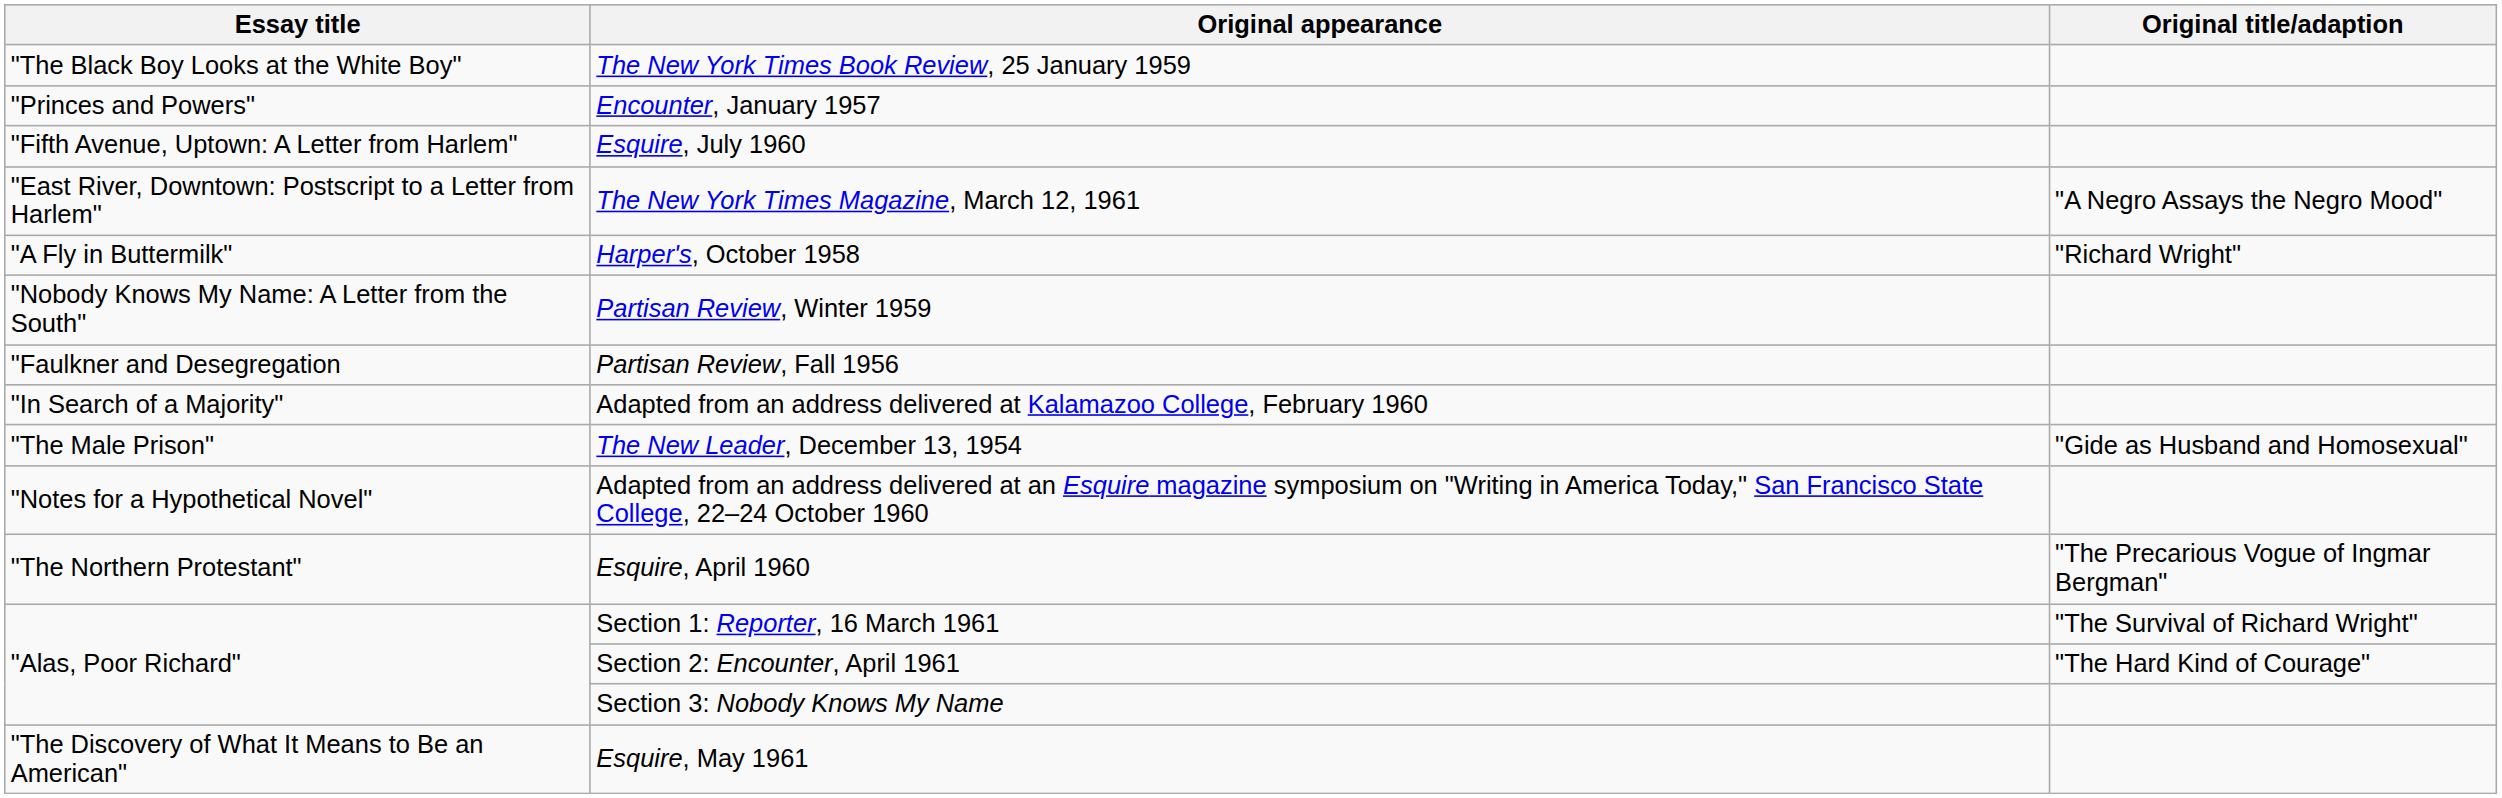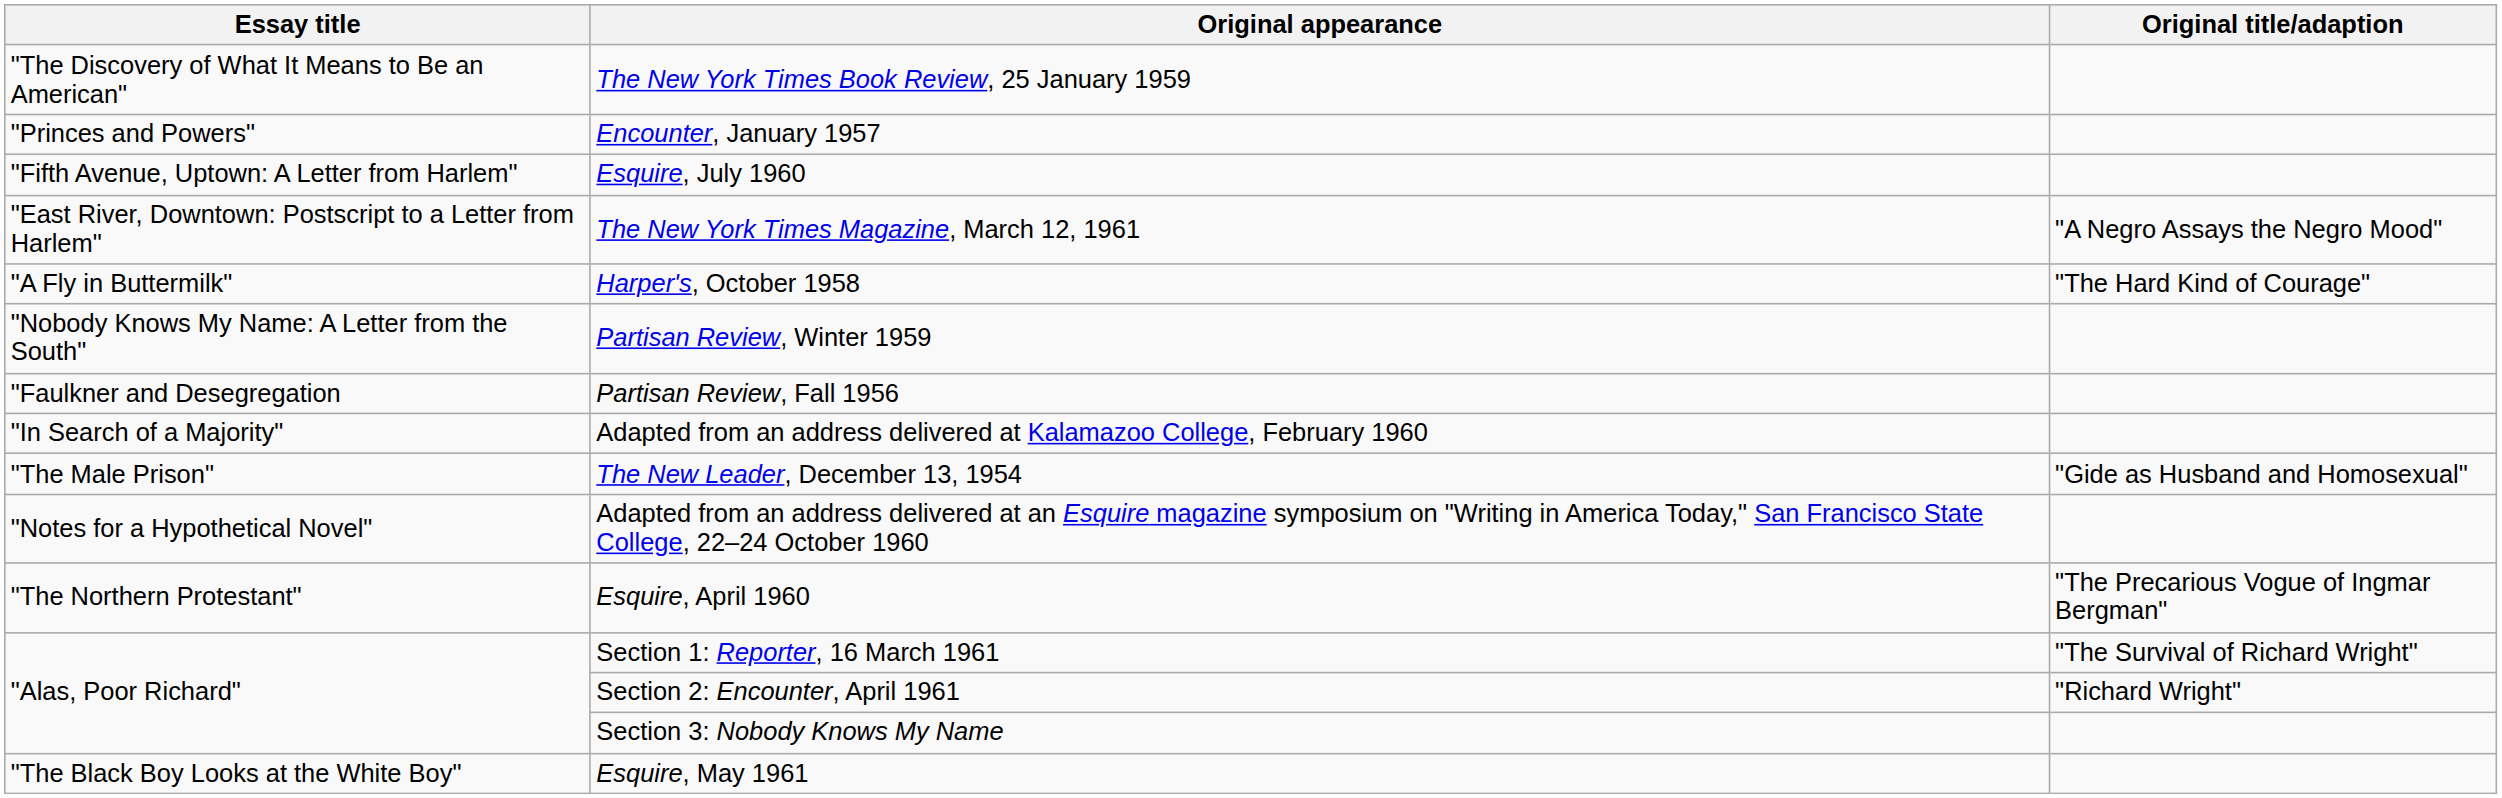(236, 65) "The Black Boy Looks at the White Boy" -> (247, 79) "The Discovery of What It Means to Be an American"
(2148, 255) "Richard Wright" -> (2213, 283) "The Hard Kind of Courage"
(2213, 663) "The Hard Kind of Courage" -> (2148, 692) "Richard Wright"
(247, 758) "The Discovery of What It Means to Be an American" -> (236, 772) "The Black Boy Looks at the White Boy"
